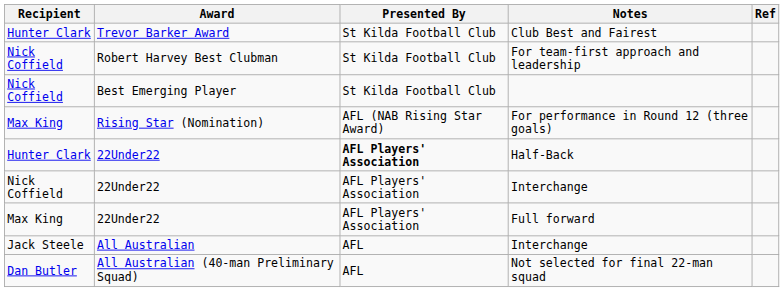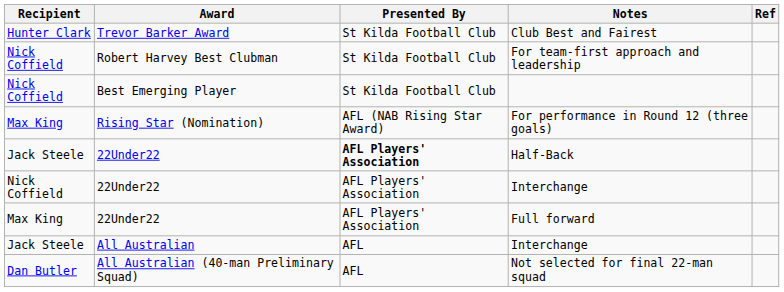(49, 155) Hunter Clark -> (46, 155) Jack Steele
